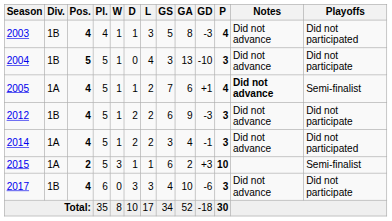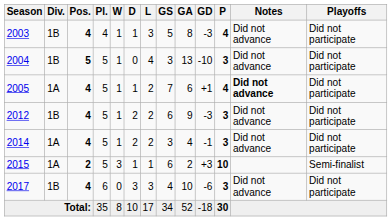(332, 34) Did not participated -> (332, 34) Did not participate
(334, 88) Semi-finalist -> (332, 88) Did not participate
(332, 143) Did not participated -> (332, 143) Did not participate
